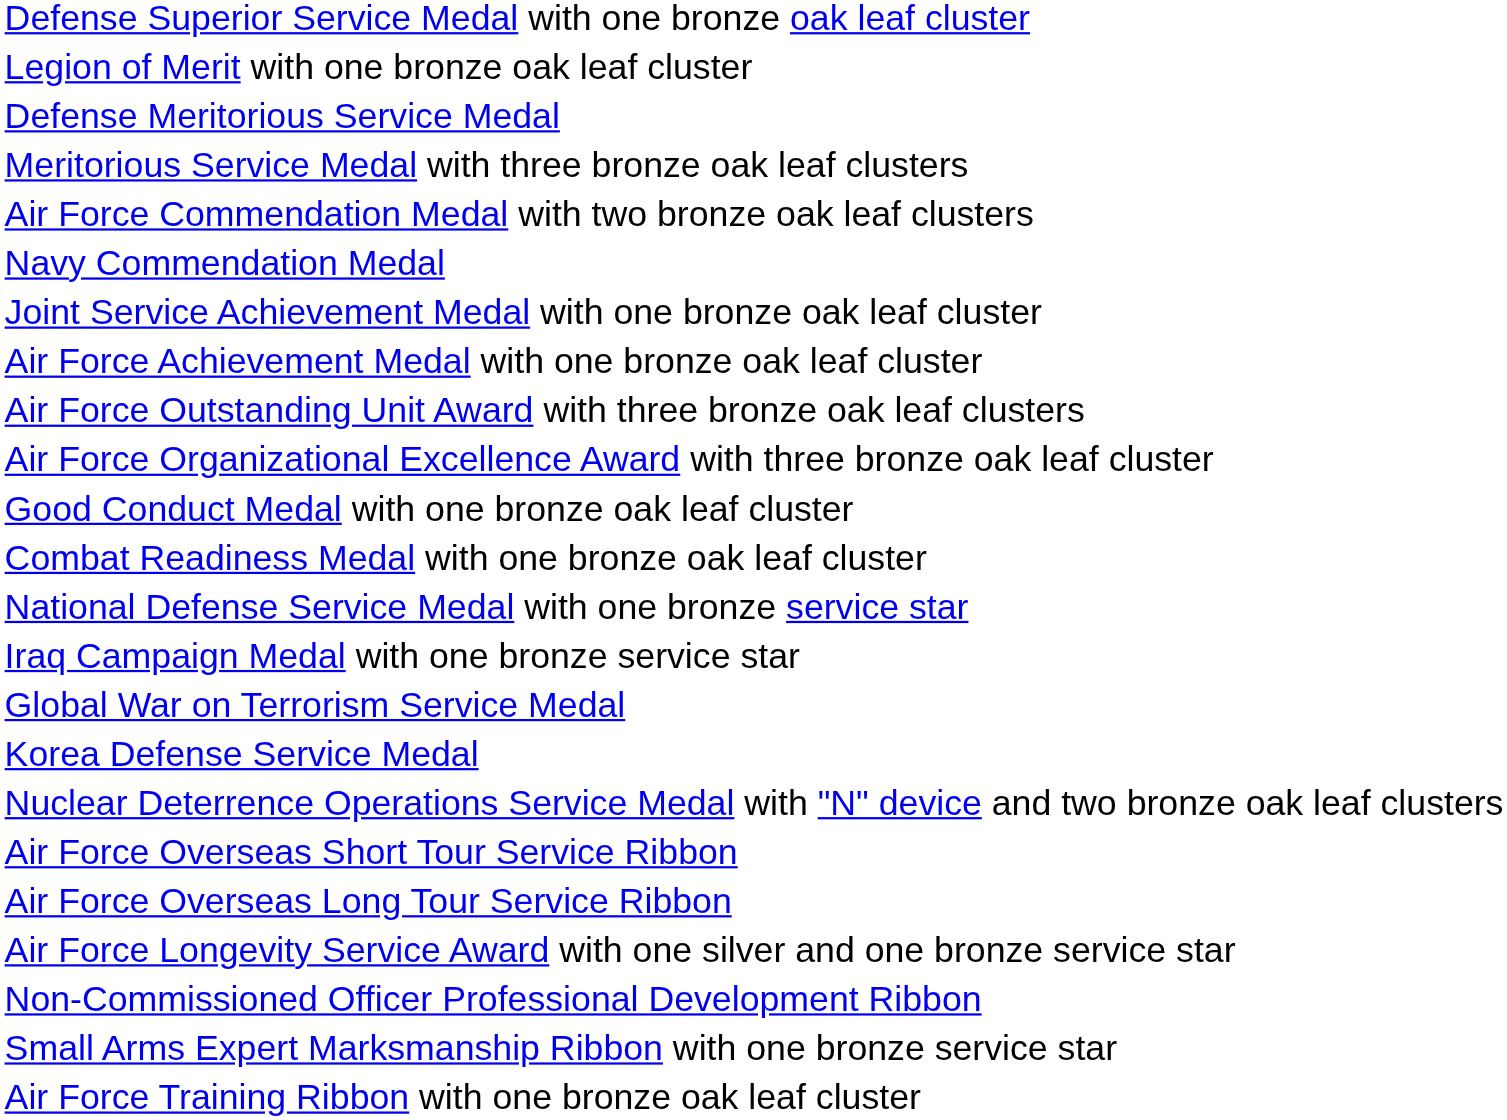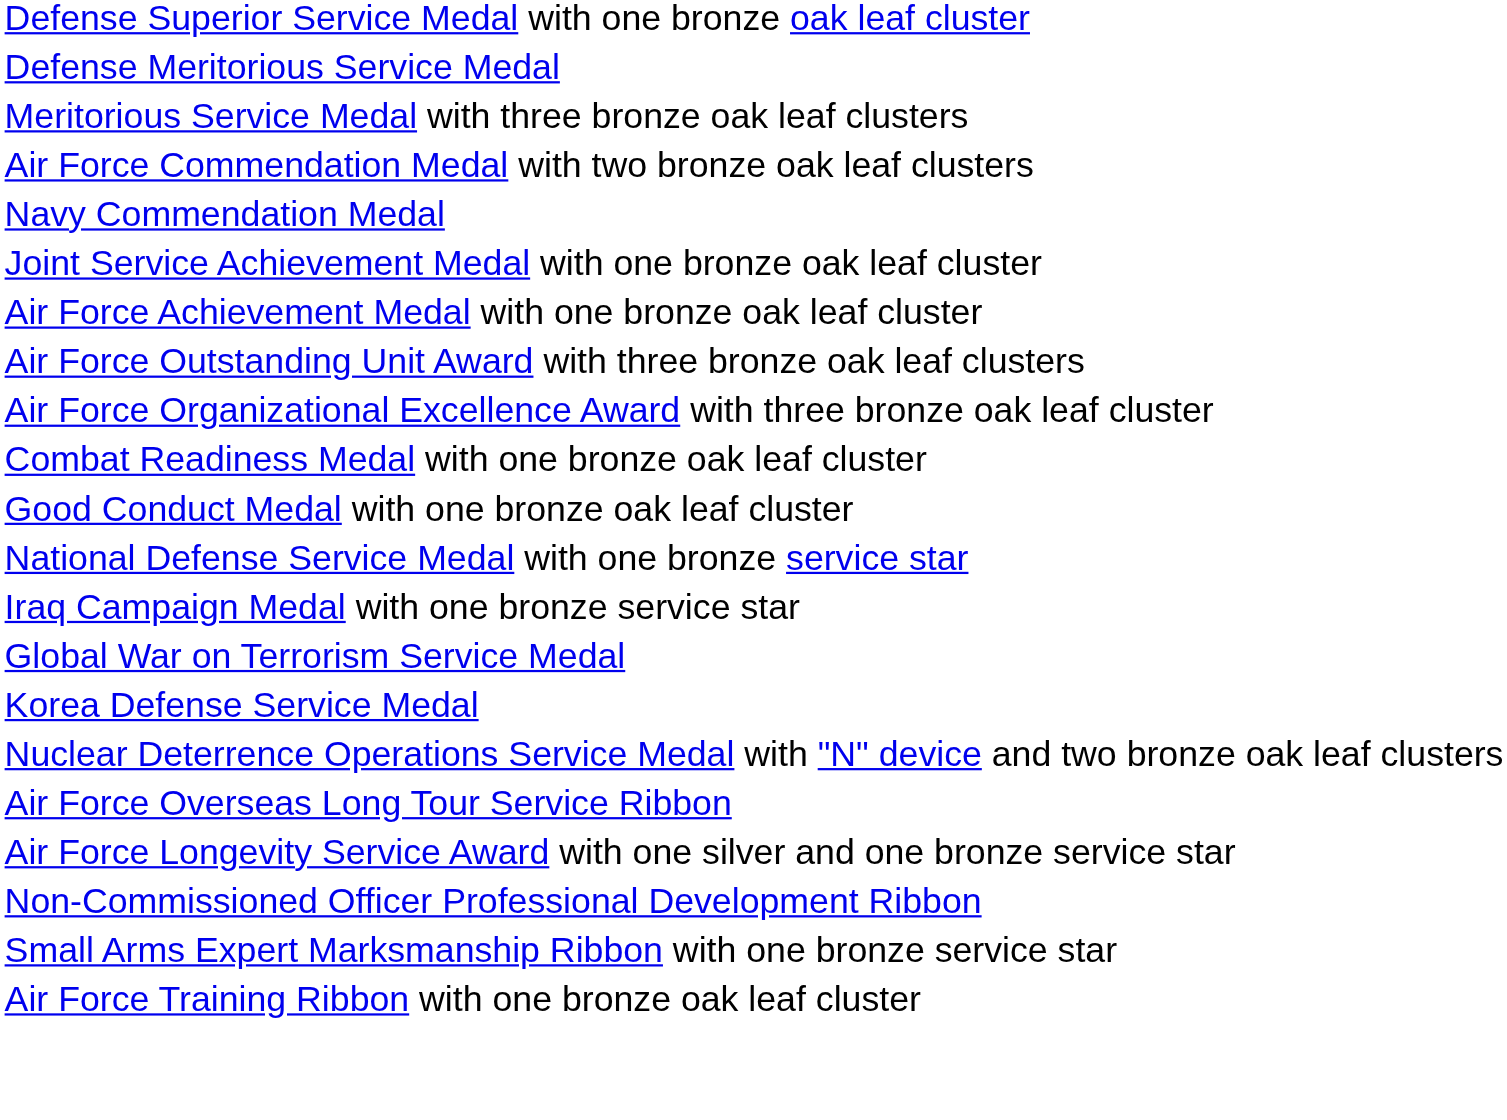- row: (378, 67)
rows swapped: (466, 557) <-> (429, 508)
- row: (371, 852)
